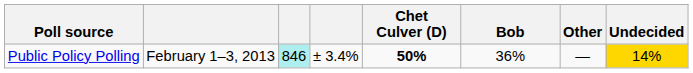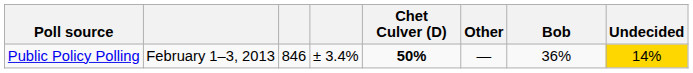columns swapped: (510, 32) <-> (583, 32)
(294, 56) paleturquoise background -> (294, 56) no background
